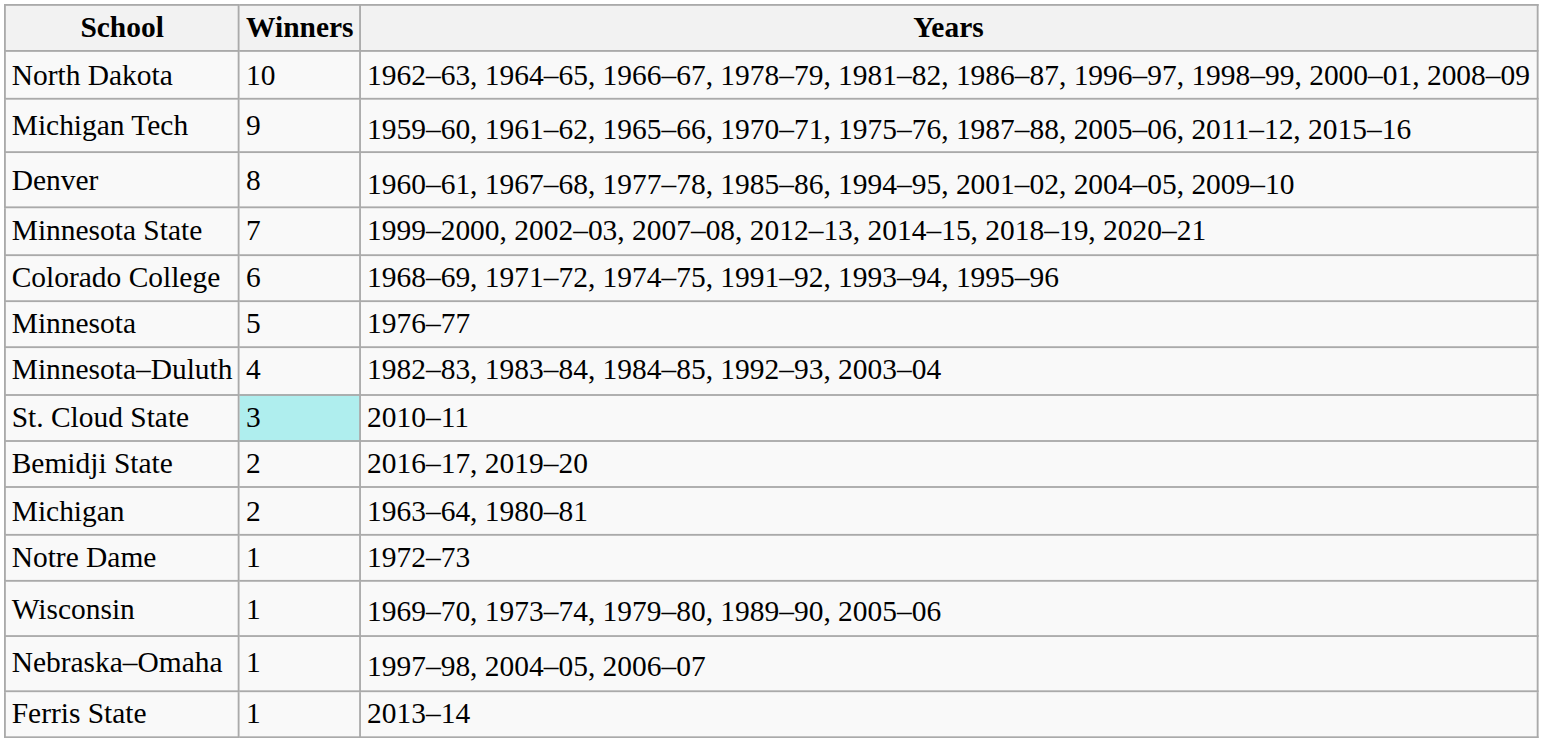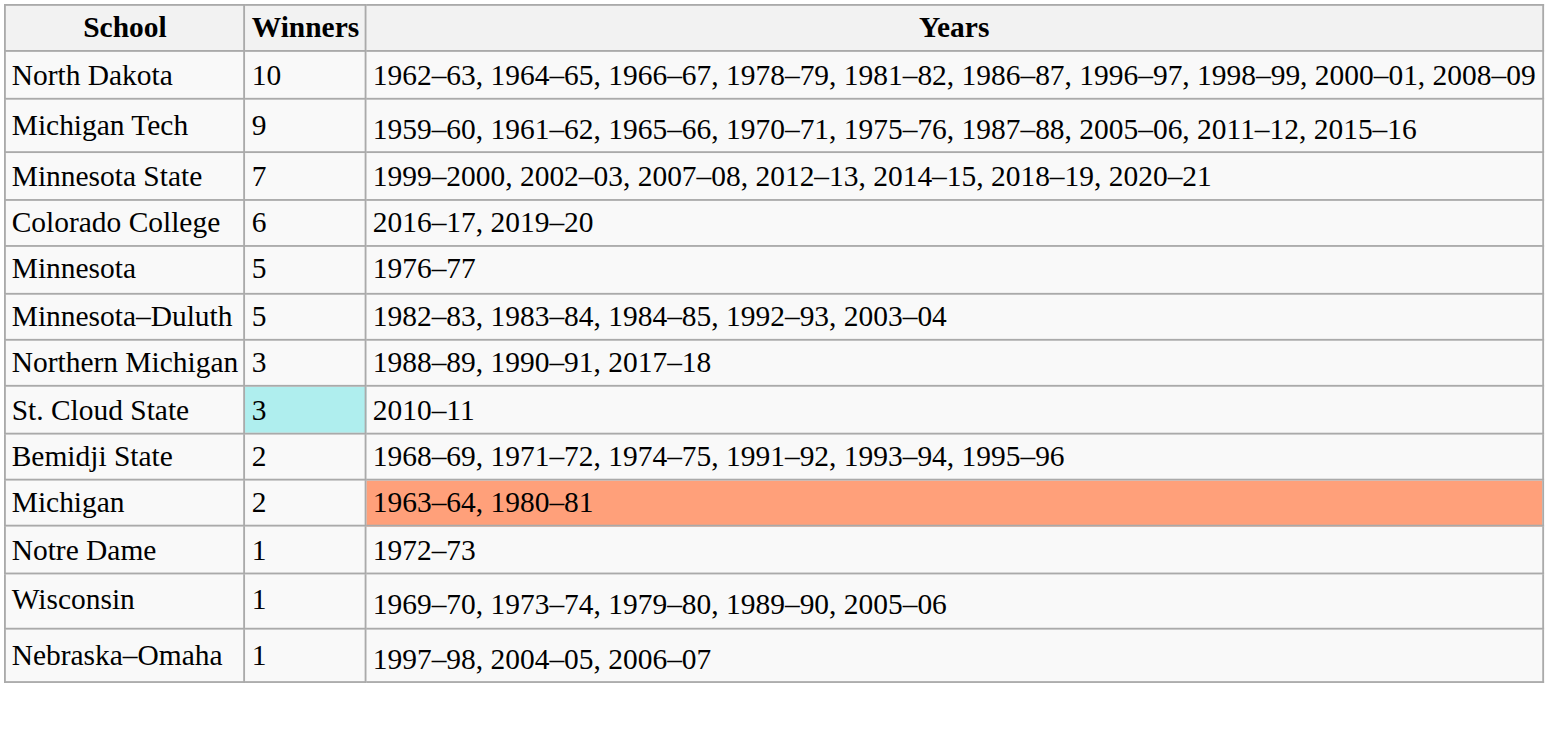- row: (55, 179)
(713, 277) 1968–69, 1971–72, 1974–75, 1991–92, 1993–94, 1995–96 -> (483, 222) 2016–17, 2019–20
(253, 370) 4 -> (259, 315) 5
+ row: (125, 362)
(477, 463) 2016–17, 2019–20 -> (719, 456) 1968–69, 1971–72, 1974–75, 1991–92, 1993–94, 1995–96
(477, 510) no background -> (483, 502) lightsalmon background
- row: (79, 713)
